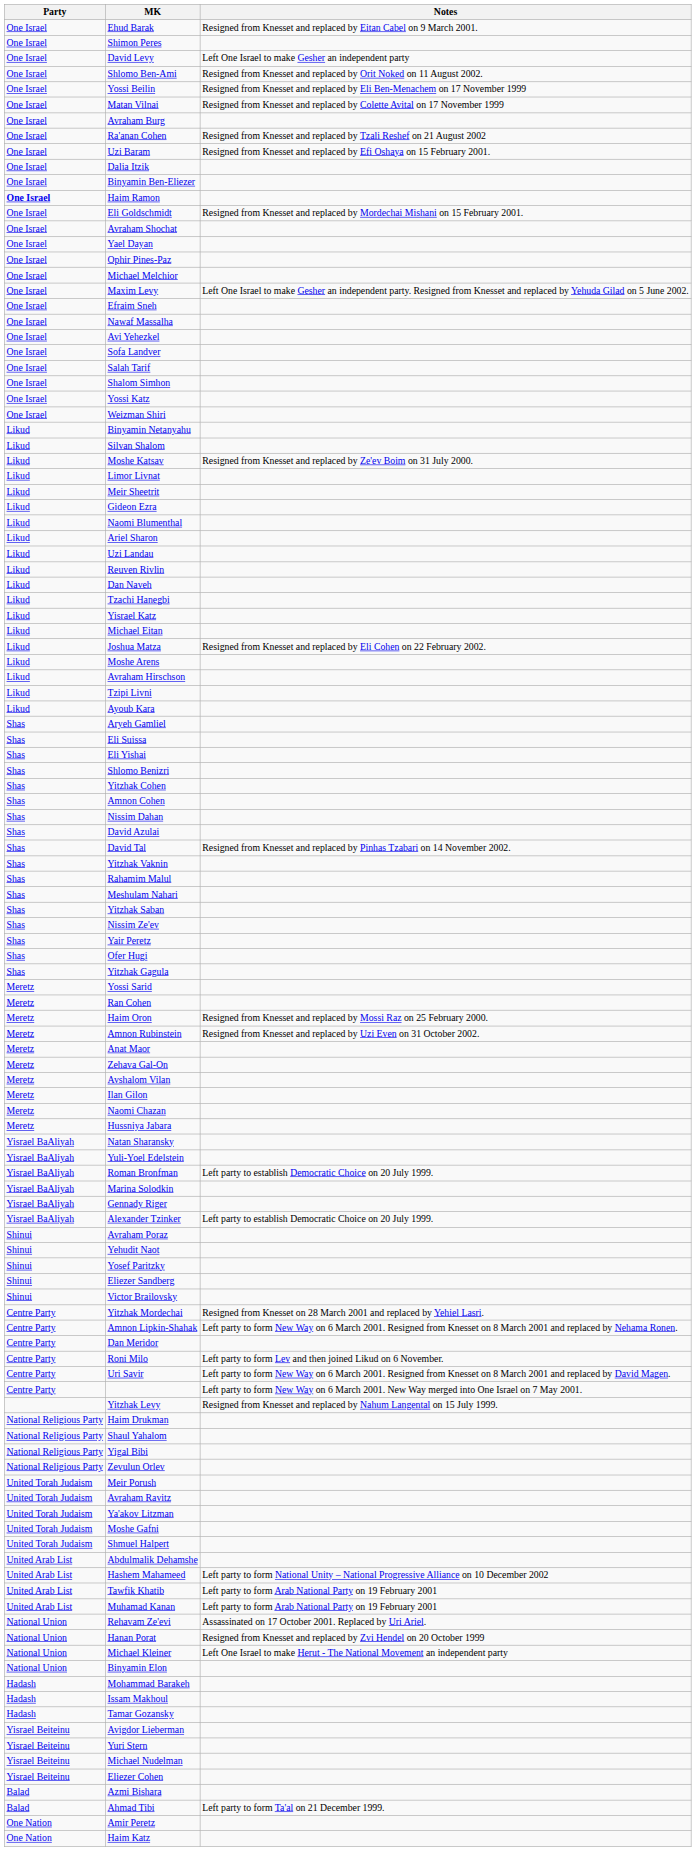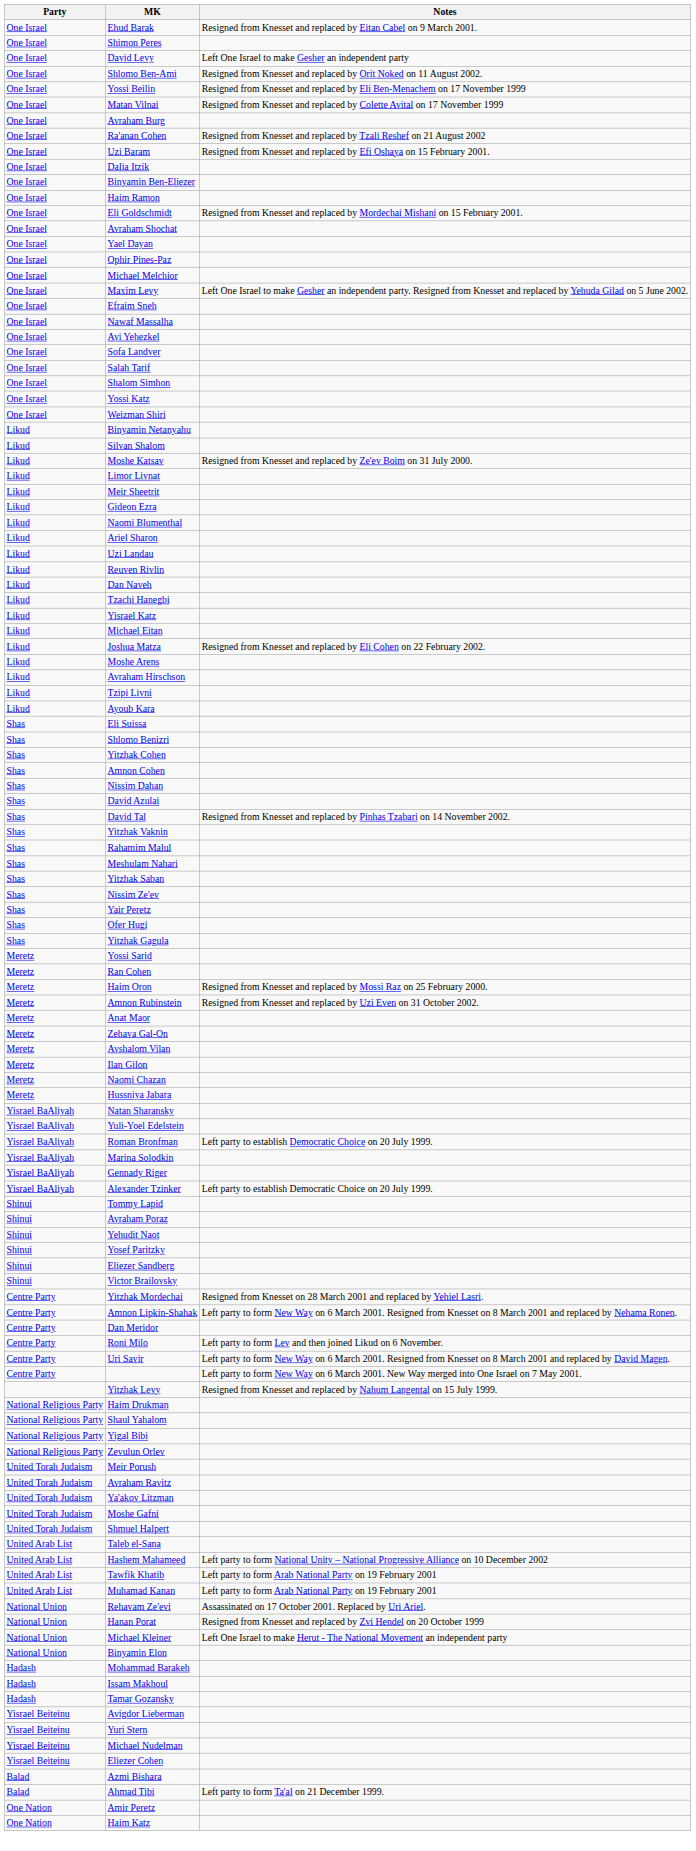(28, 197) bold -> (27, 197) normal
- row: (137, 724)
- row: (127, 755)
+ row: (135, 1204)
- row: (153, 1560)
+ row: (134, 1544)
